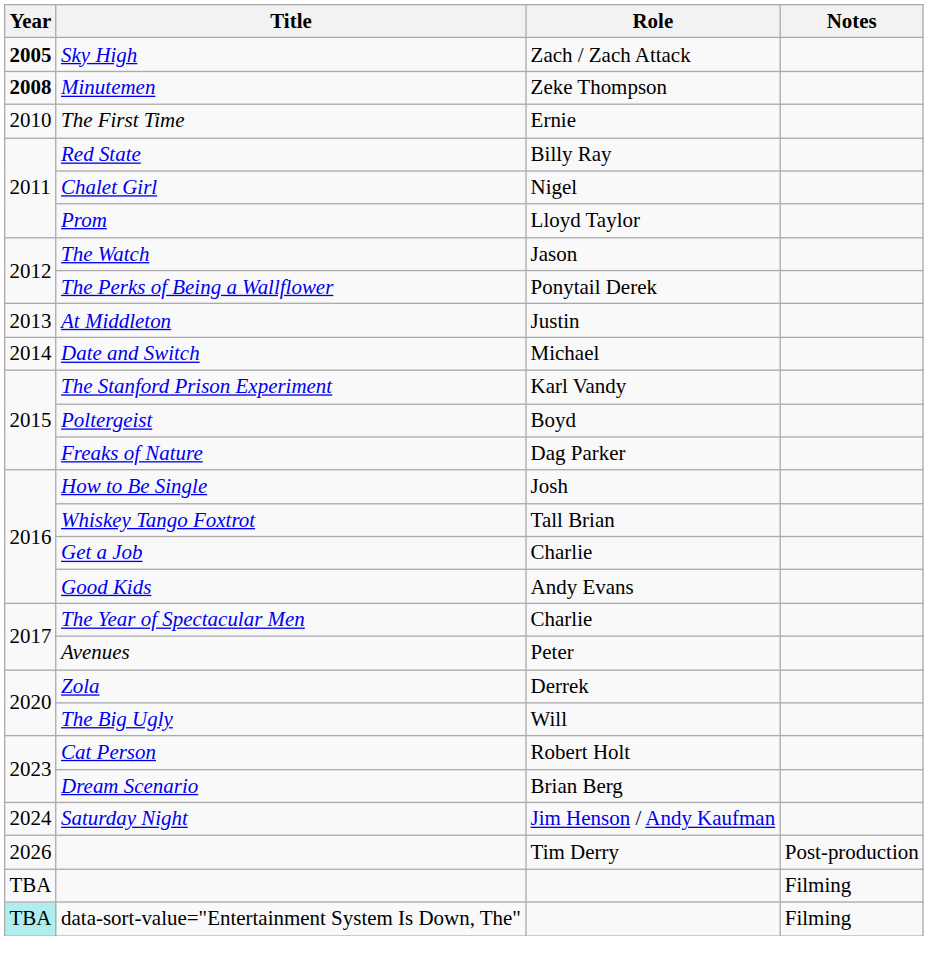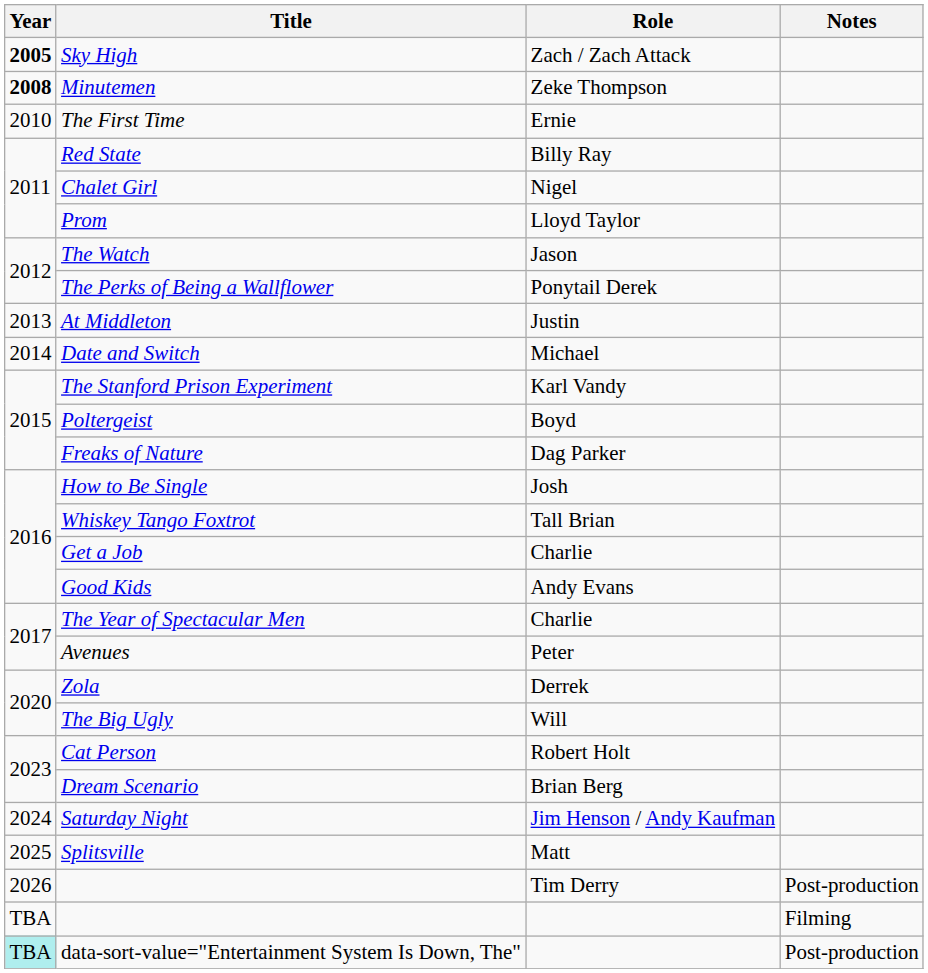+ row: (102, 852)
(818, 918) Filming -> (852, 951) Post-production
